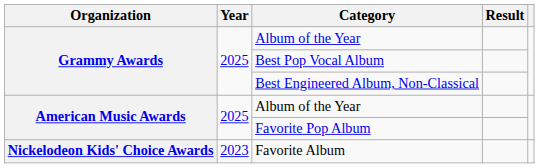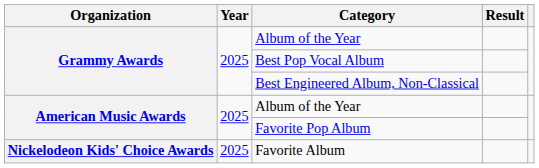(234, 151) 2023 -> (234, 151) 2025
